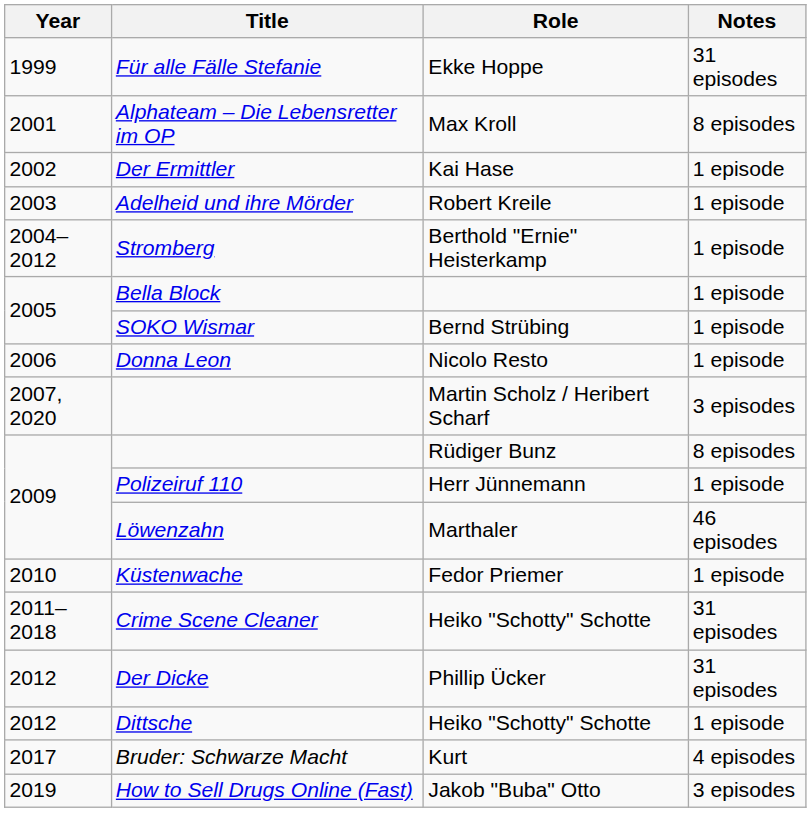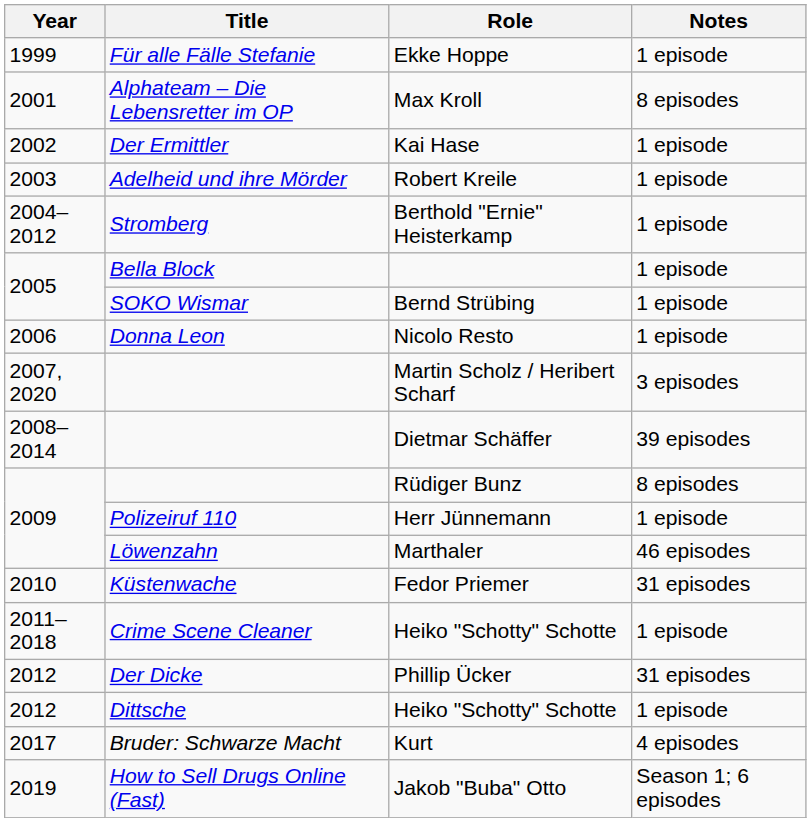(735, 66) 31 episodes -> (682, 54) 1 episode
+ row: (247, 440)
(739, 575) 1 episode -> (693, 585) 31 episodes
(735, 620) 31 episodes -> (682, 630) 1 episode
(744, 790) 3 episodes -> (693, 788) Season 1; 6 episodes
